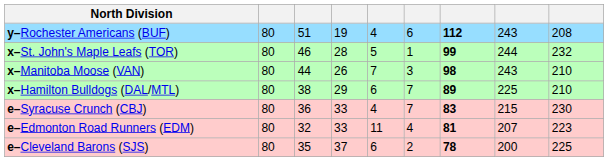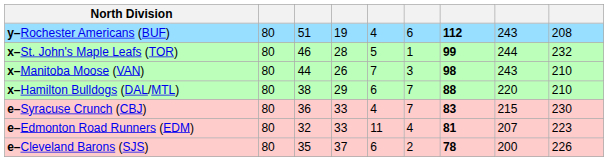(450, 90) 89 -> (450, 90) 88
(507, 90) 225 -> (507, 90) 220
(562, 147) 225 -> (562, 147) 226
